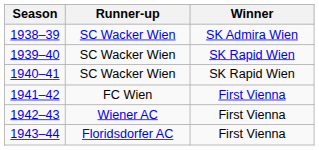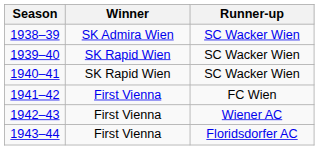columns swapped: (252, 14) <-> (128, 14)
